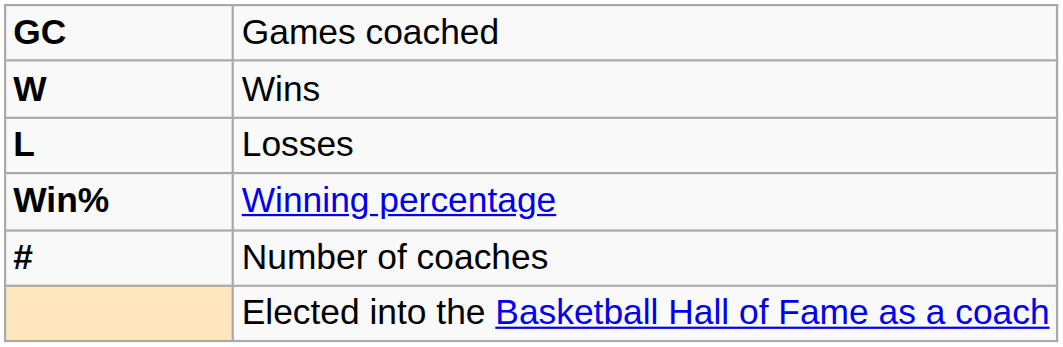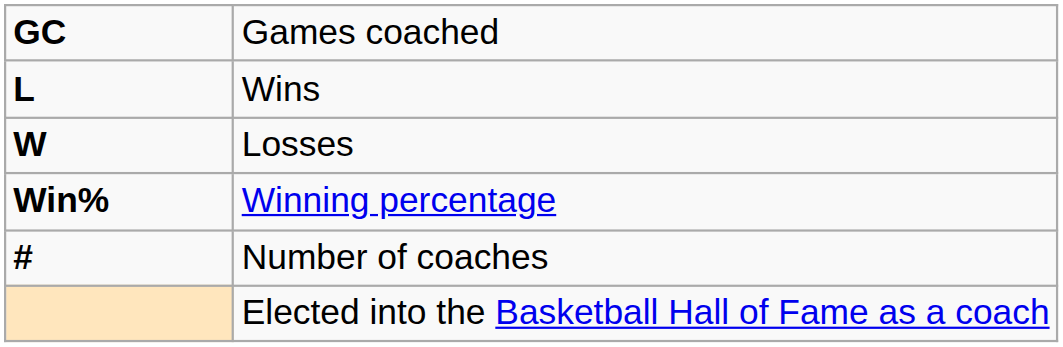(30, 88) W -> (24, 88) L
(24, 144) L -> (30, 144) W
